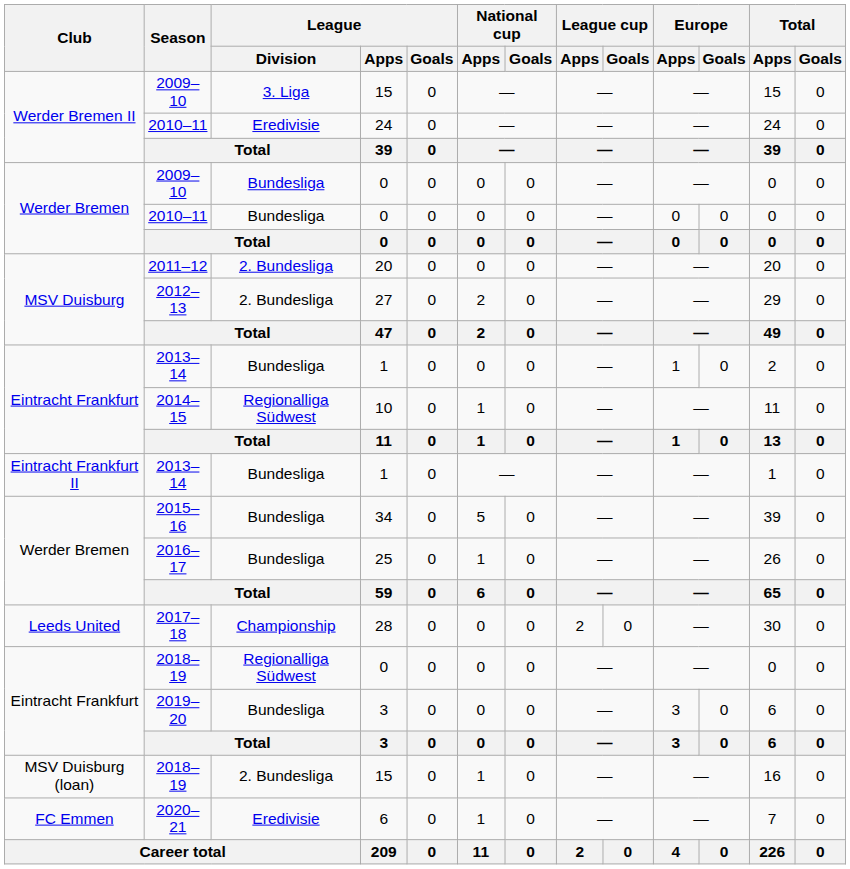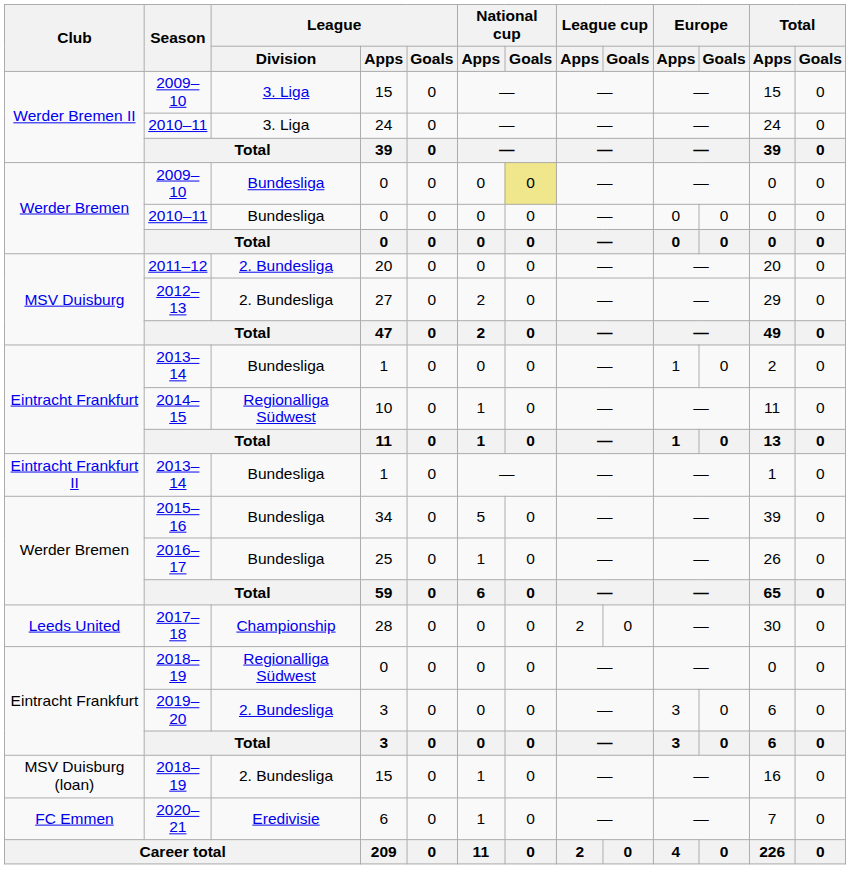(286, 125) Eredivisie -> (286, 125) 3. Liga
(531, 183) no background -> (531, 183) khaki background
(286, 709) Bundesliga -> (286, 709) 2. Bundesliga
